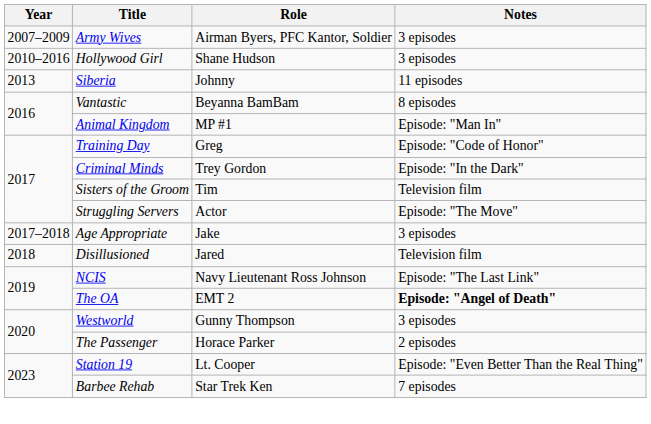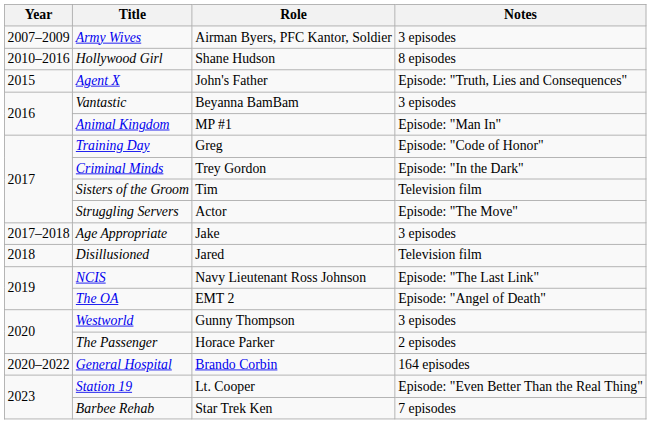(427, 59) 3 episodes -> (427, 59) 8 episodes
- row: (96, 80)
+ row: (98, 80)
(427, 102) 8 episodes -> (427, 102) 3 episodes
(477, 299) bold -> (472, 299) normal
+ row: (124, 364)
